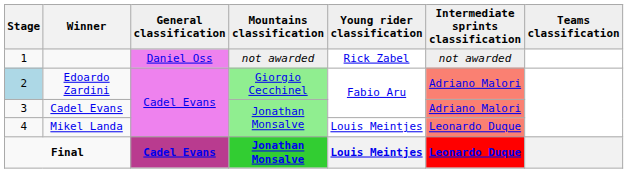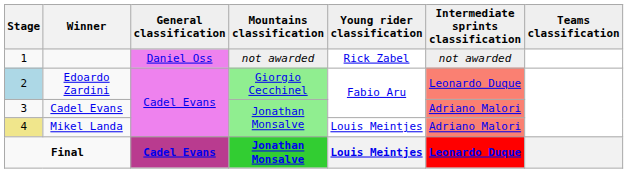(475, 83) Adriano Malori -> (475, 83) Leonardo Duque
(24, 127) no background -> (24, 127) khaki background
(475, 127) Leonardo Duque -> (475, 127) Adriano Malori
